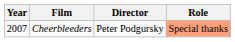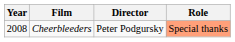(17, 28) 2007 -> (17, 28) 2008
